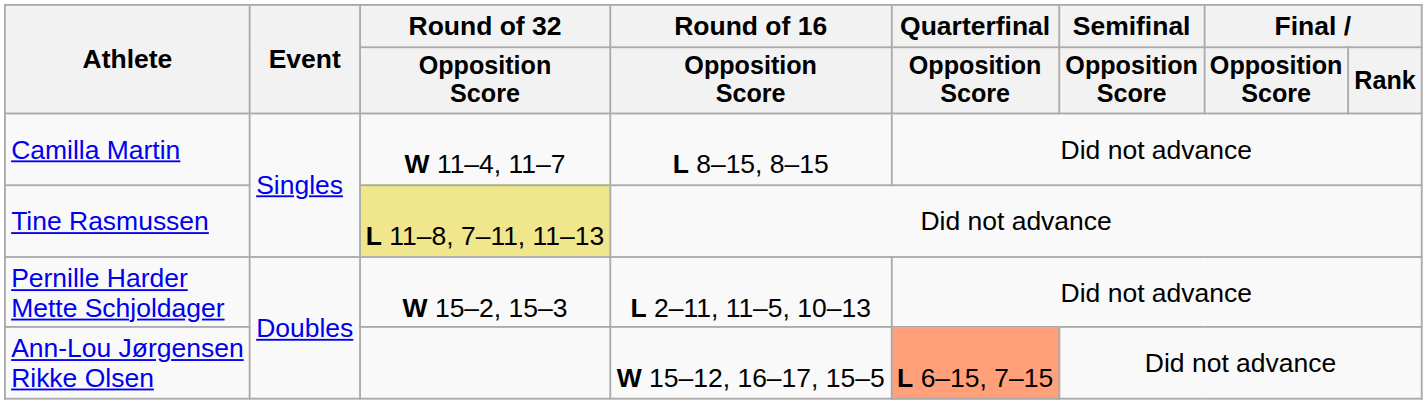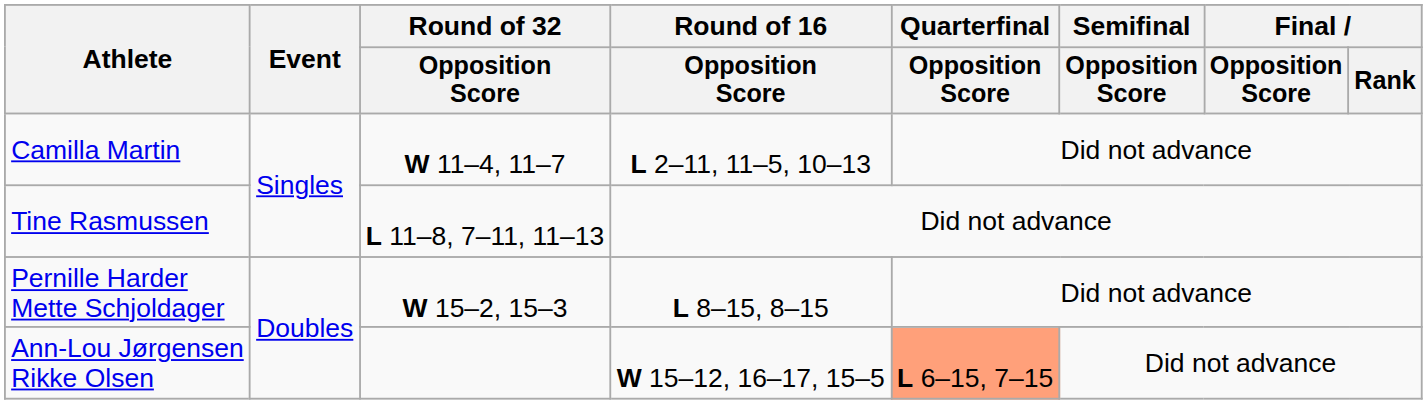(751, 165) L 8–15, 8–15 -> (751, 165) L 2–11, 11–5, 10–13
(485, 236) khaki background -> (485, 236) no background
(751, 307) L 2–11, 11–5, 10–13 -> (751, 307) L 8–15, 8–15
